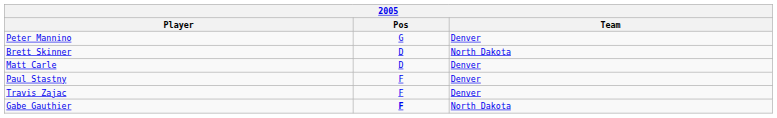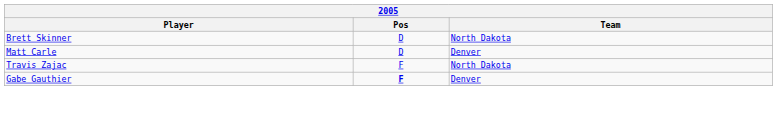- row: (39, 38)
- row: (36, 79)
(466, 92) Denver -> (481, 65) North Dakota
(481, 106) North Dakota -> (466, 79) Denver
